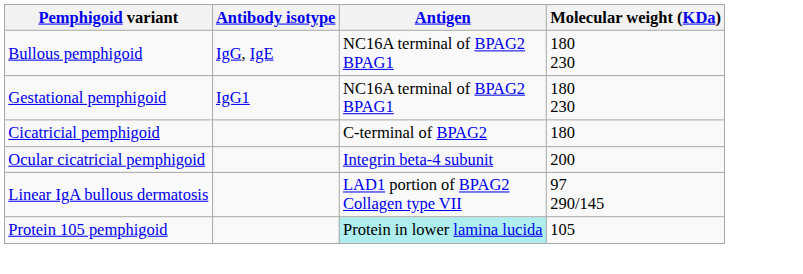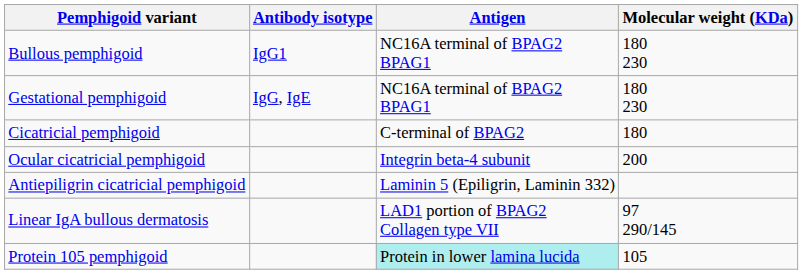(245, 52) IgG, IgE -> (270, 52) IgG1
(233, 97) IgG1 -> (282, 97) IgG, IgE
+ row: (127, 185)
